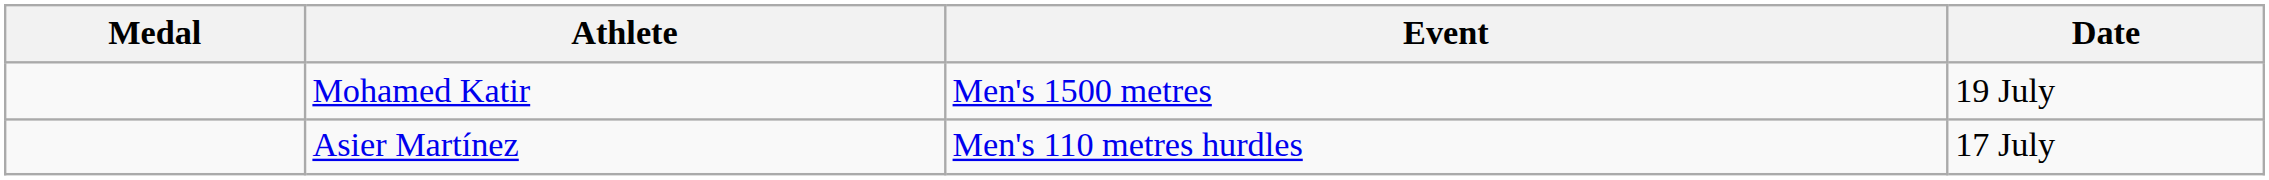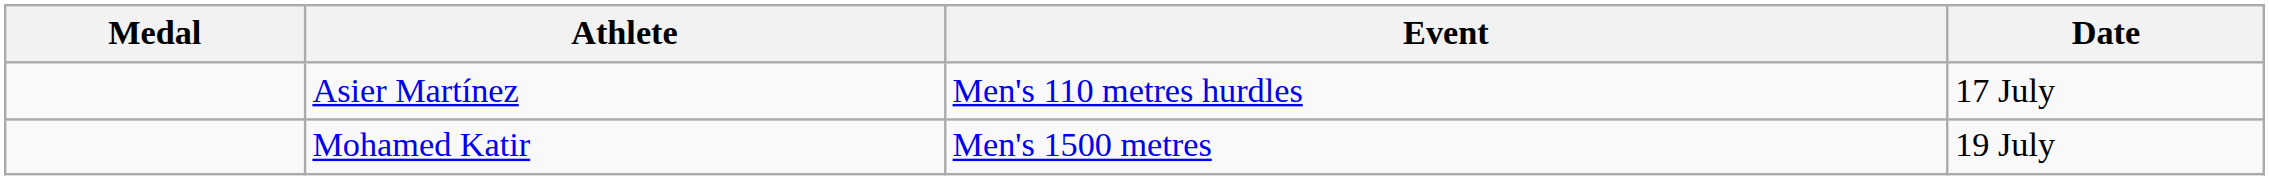rows swapped: (416, 146) <-> (421, 89)
